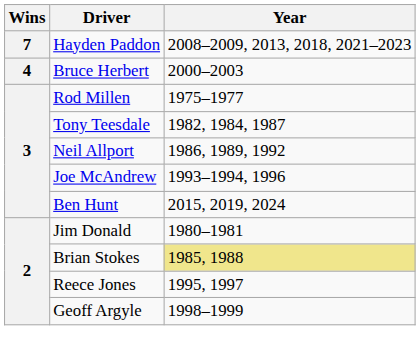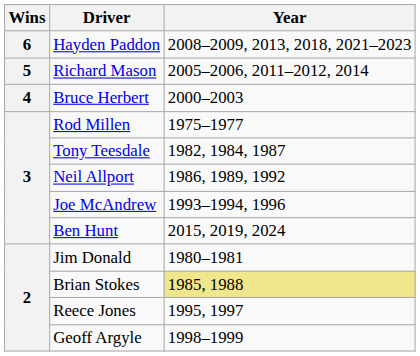(27, 44) 7 -> (27, 44) 6
+ row: (105, 71)
